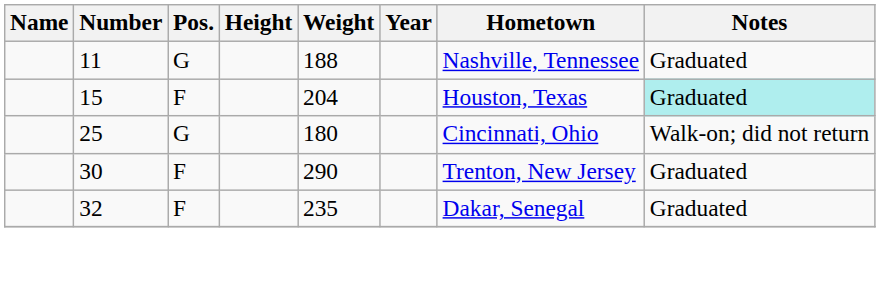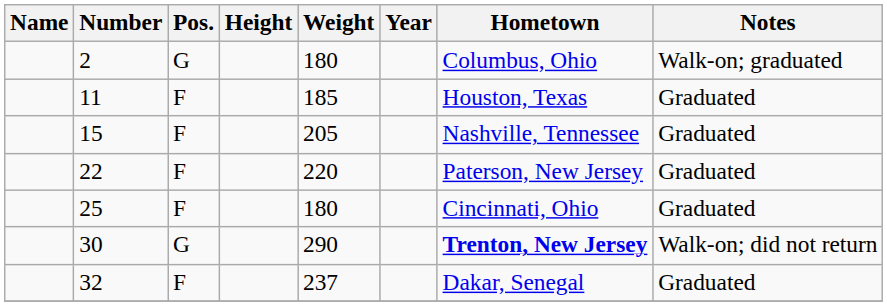+ row: (85, 60)
(182, 60) G -> (180, 97) F
(321, 60) 188 -> (321, 97) 185
(541, 60) Nashville, Tennessee -> (515, 97) Houston, Texas
(321, 97) 204 -> (321, 134) 205
(515, 97) Houston, Texas -> (541, 134) Nashville, Tennessee
(698, 97) paleturquoise background -> (707, 134) no background
+ row: (91, 171)
(182, 134) G -> (180, 208) F
(759, 134) Walk-on; did not return -> (707, 208) Graduated
(180, 171) F -> (182, 245) G
(539, 171) normal -> (545, 245) bold
(698, 171) Graduated -> (768, 245) Walk-on; did not return
(321, 208) 235 -> (321, 282) 237
